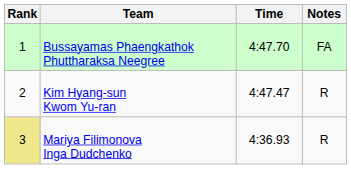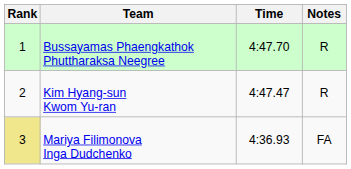(324, 47) FA -> (324, 47) R
(324, 140) R -> (324, 140) FA
